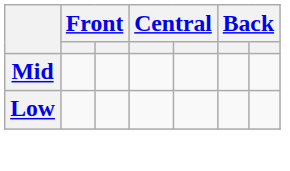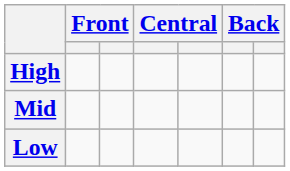+ row: (35, 71)
